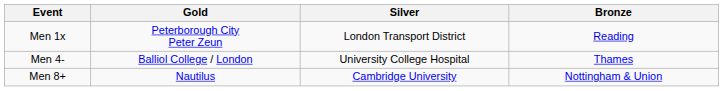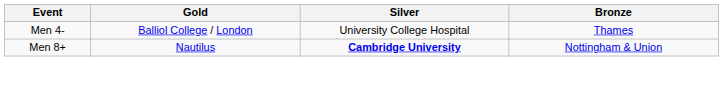- row: (48, 36)
(404, 77) normal -> (404, 47) bold
